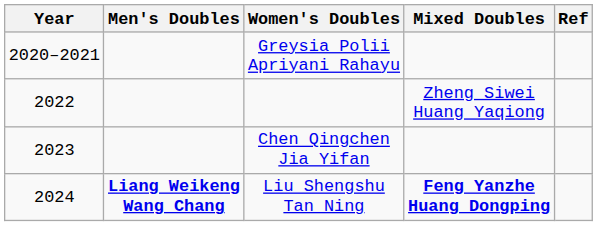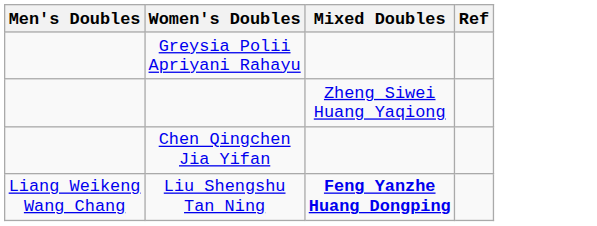- column: (54, 18)
(174, 197) bold -> (75, 197) normal
